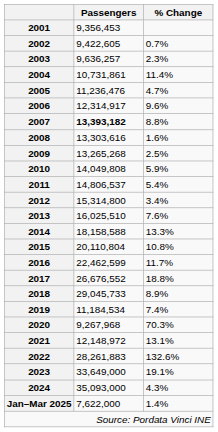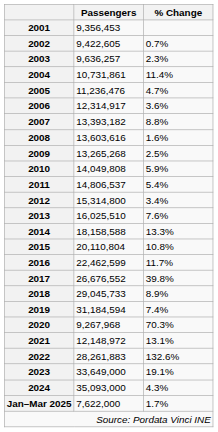(157, 106) 9.6% -> (157, 106) 3.6%
(101, 122) bold -> (101, 122) normal
(101, 137) 13,303,616 -> (101, 137) 13,603,616
(160, 278) 18.8% -> (160, 278) 39.8%
(101, 310) 11,184,534 -> (101, 310) 31,184,594
(157, 403) 1.4% -> (157, 403) 1.7%
